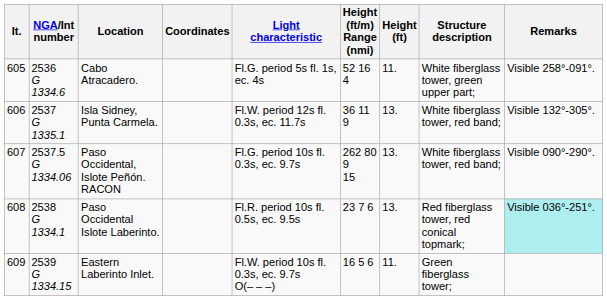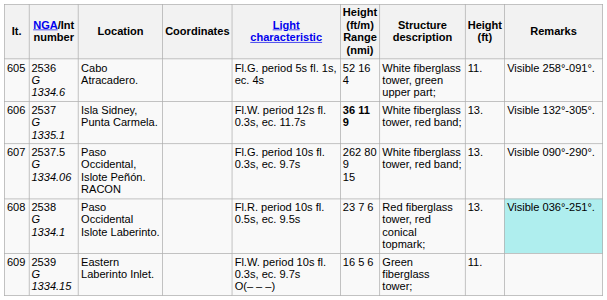columns swapped: (462, 31) <-> (399, 31)
(356, 116) normal -> (356, 116) bold
